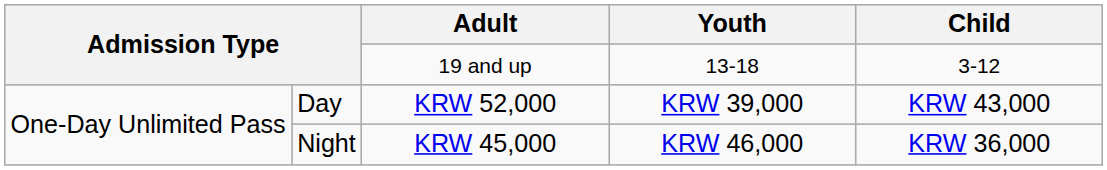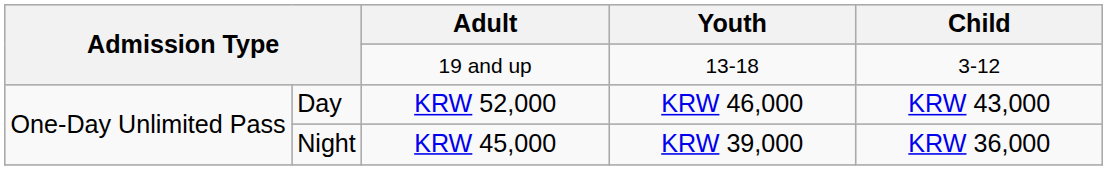(732, 104) KRW 39,000 -> (732, 104) KRW 46,000
(732, 143) KRW 46,000 -> (732, 143) KRW 39,000
